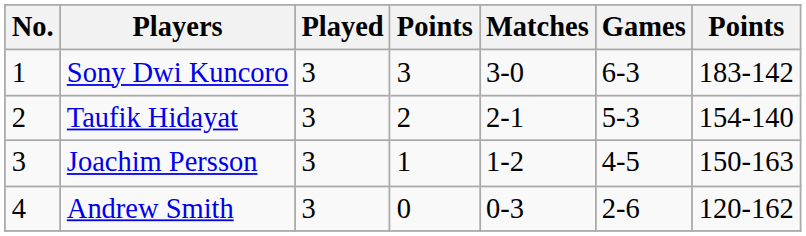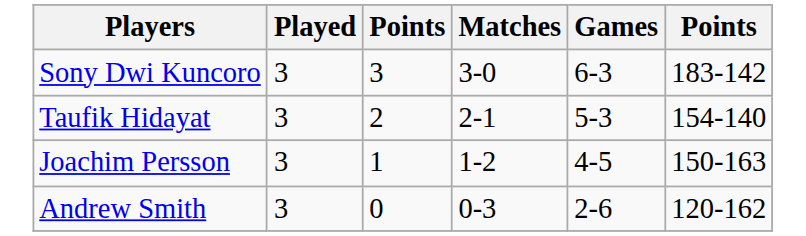- column: (33, 27)
